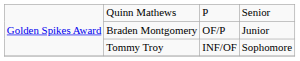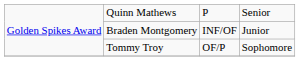(214, 30) OF/P -> (220, 30) INF/OF
(220, 47) INF/OF -> (214, 47) OF/P
